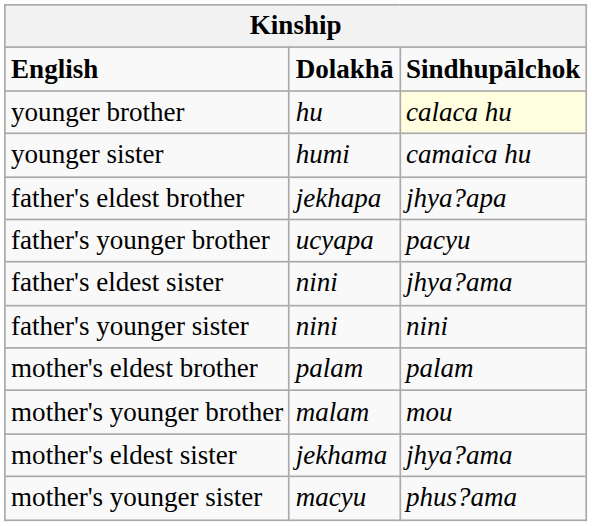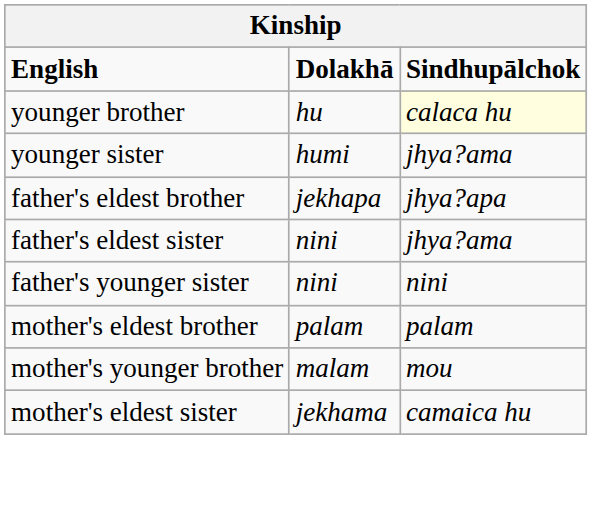(469, 154) camaica hu -> (459, 154) jhya?ama
- row: (140, 240)
(459, 454) jhya?ama -> (469, 411) camaica hu
- row: (137, 497)
